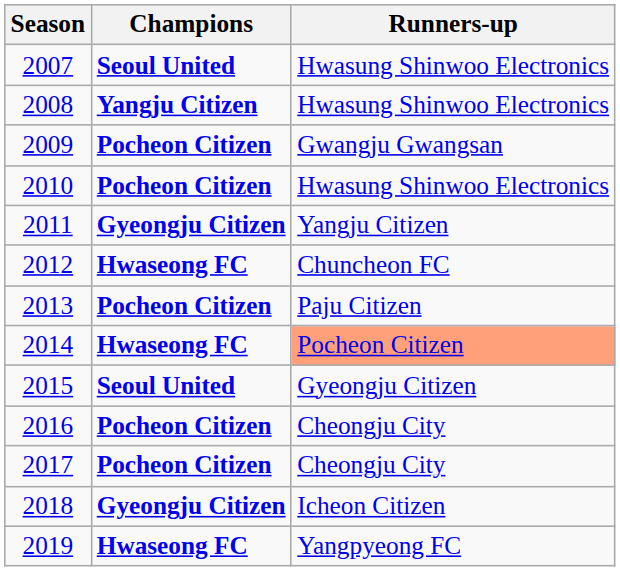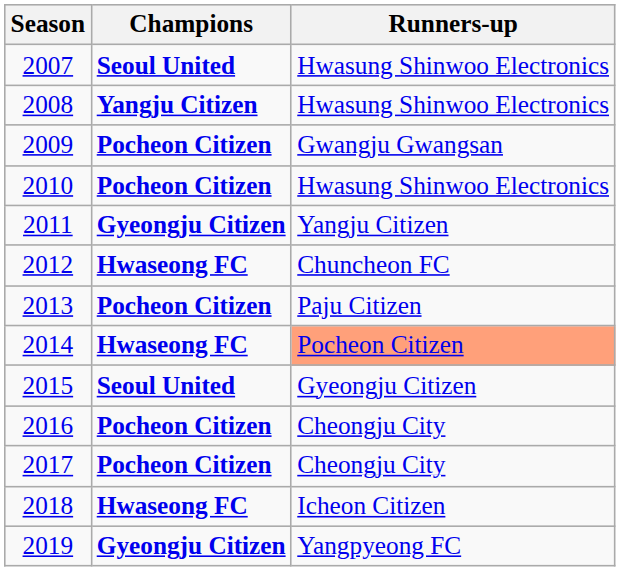(191, 505) Gyeongju Citizen -> (172, 505) Hwaseong FC
(172, 545) Hwaseong FC -> (191, 545) Gyeongju Citizen
